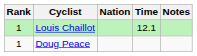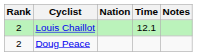(19, 28) 1 -> (19, 28) 2
(19, 43) 1 -> (19, 43) 2
